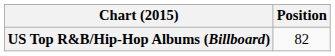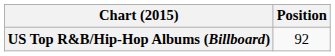(302, 39) 82 -> (302, 39) 92
